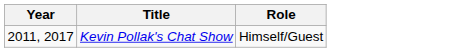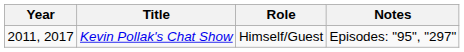+ column: (393, 15)
